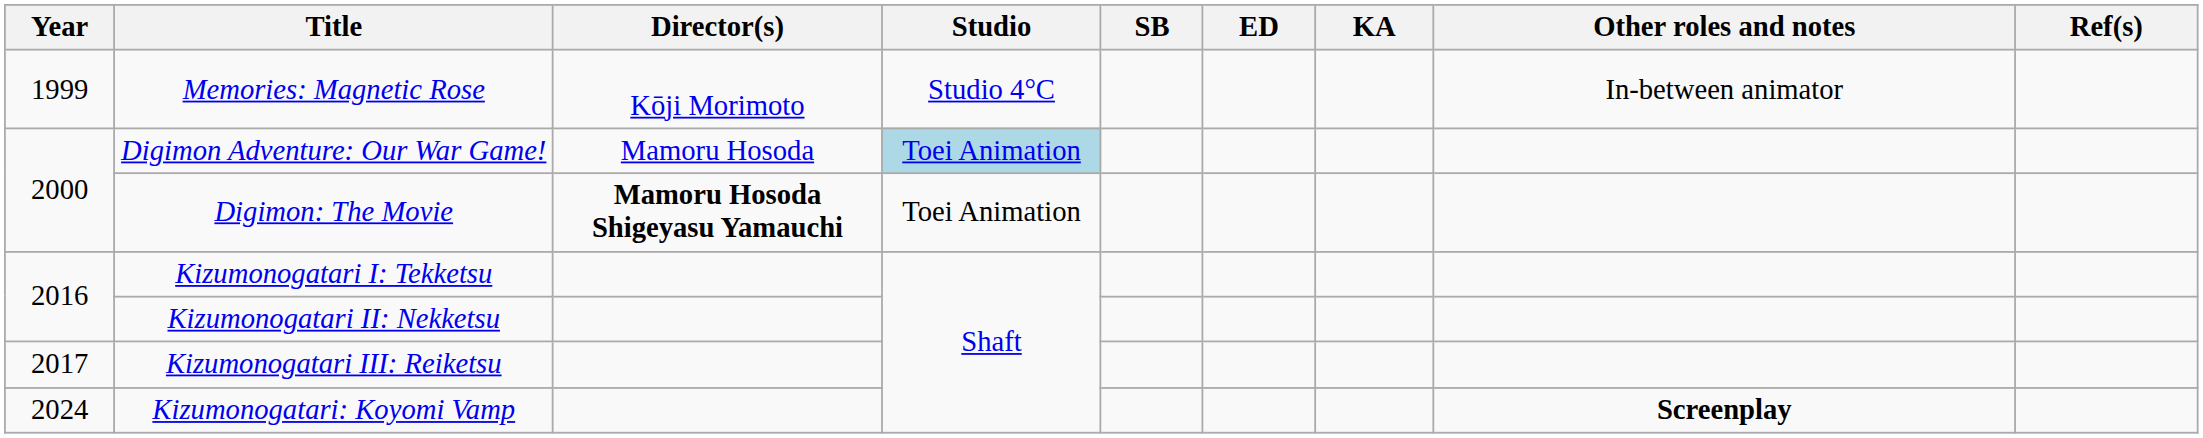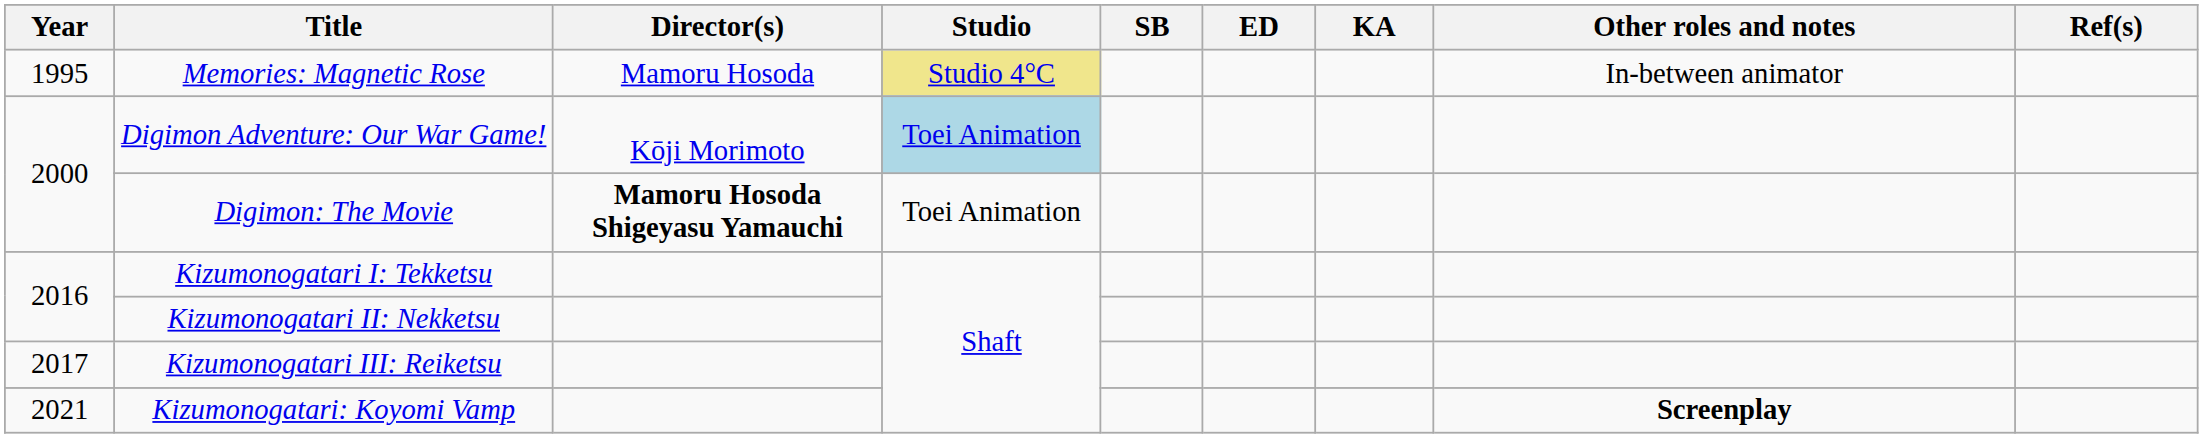(60, 88) 1999 -> (60, 72) 1995
(717, 104) Kōji Morimoto -> (717, 72) Mamoru Hosoda
(992, 88) no background -> (992, 72) khaki background
(717, 150) Mamoru Hosoda -> (717, 150) Kōji Morimoto
(60, 409) 2024 -> (60, 409) 2021
